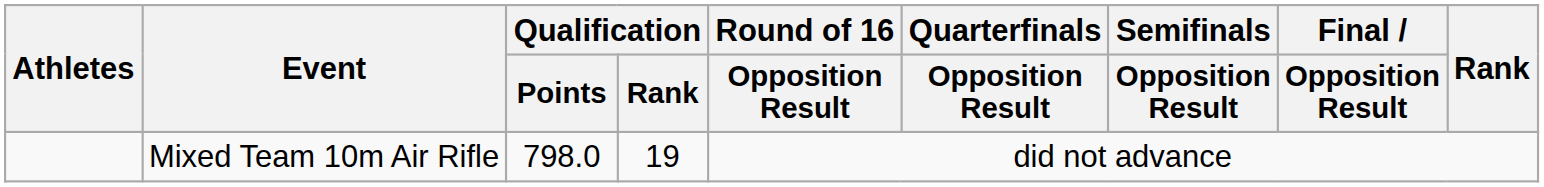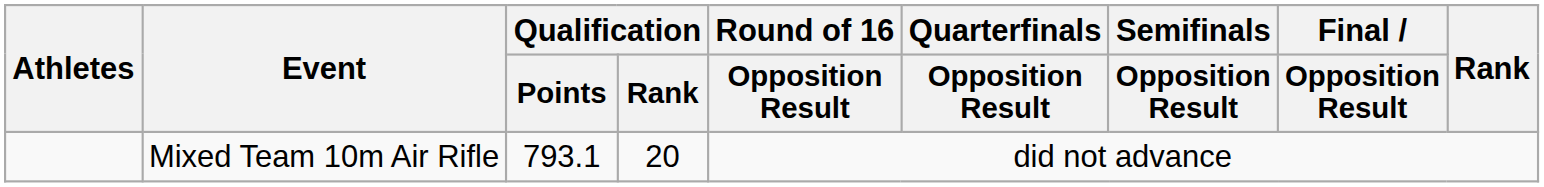(562, 157) 798.0 -> (562, 157) 793.1
(663, 157) 19 -> (663, 157) 20
